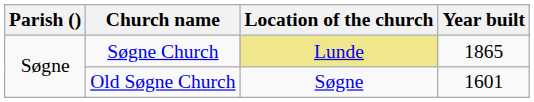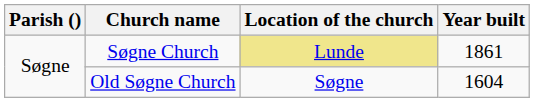(484, 50) 1865 -> (484, 50) 1861
(484, 81) 1601 -> (484, 81) 1604
